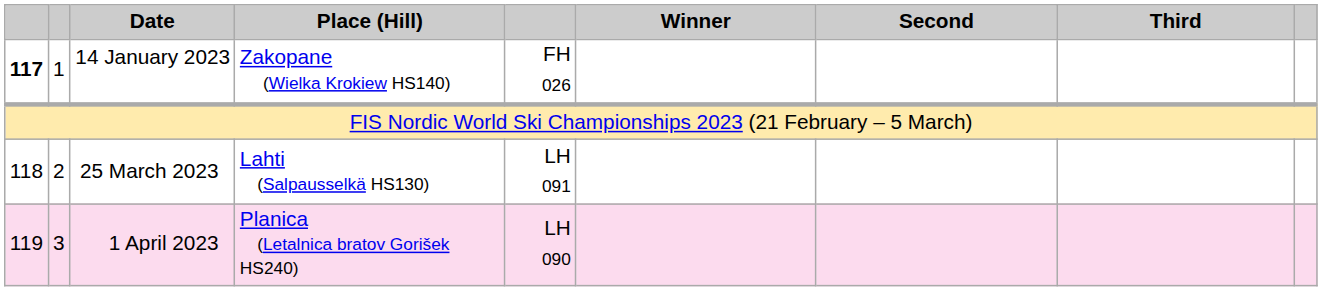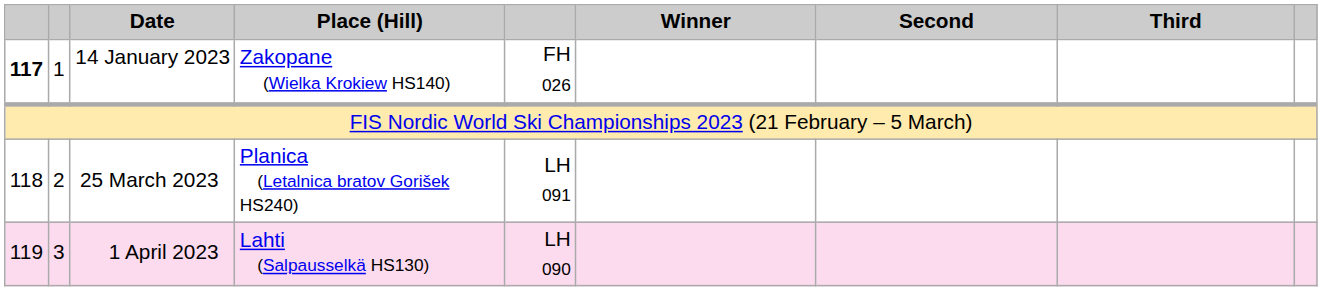(335, 170) Lahti (Salpausselkä HS130) -> (345, 179) Planica (Letalnica bratov Gorišek HS240)
(345, 243) Planica (Letalnica bratov Gorišek HS240) -> (335, 253) Lahti (Salpausselkä HS130)
